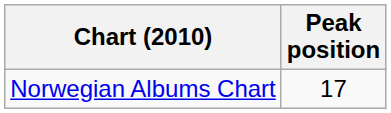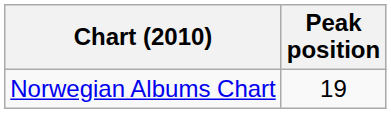(333, 88) 17 -> (333, 88) 19
